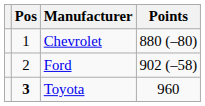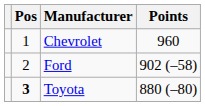(168, 41) 880 (–80) -> (168, 41) 960
(168, 89) 960 -> (168, 89) 880 (–80)
